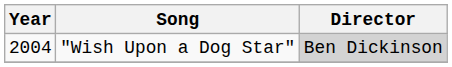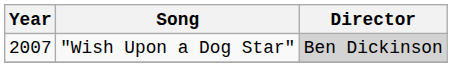(30, 48) 2004 -> (30, 48) 2007
